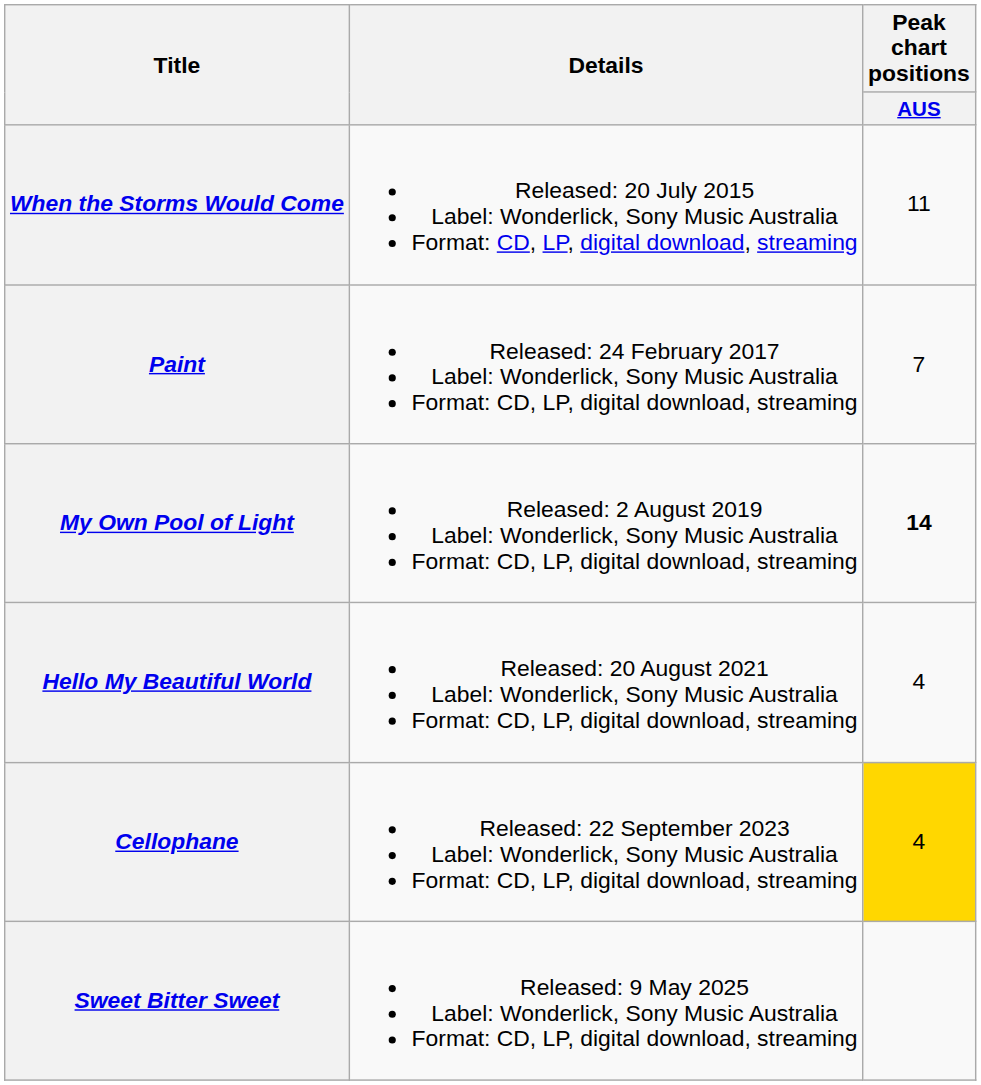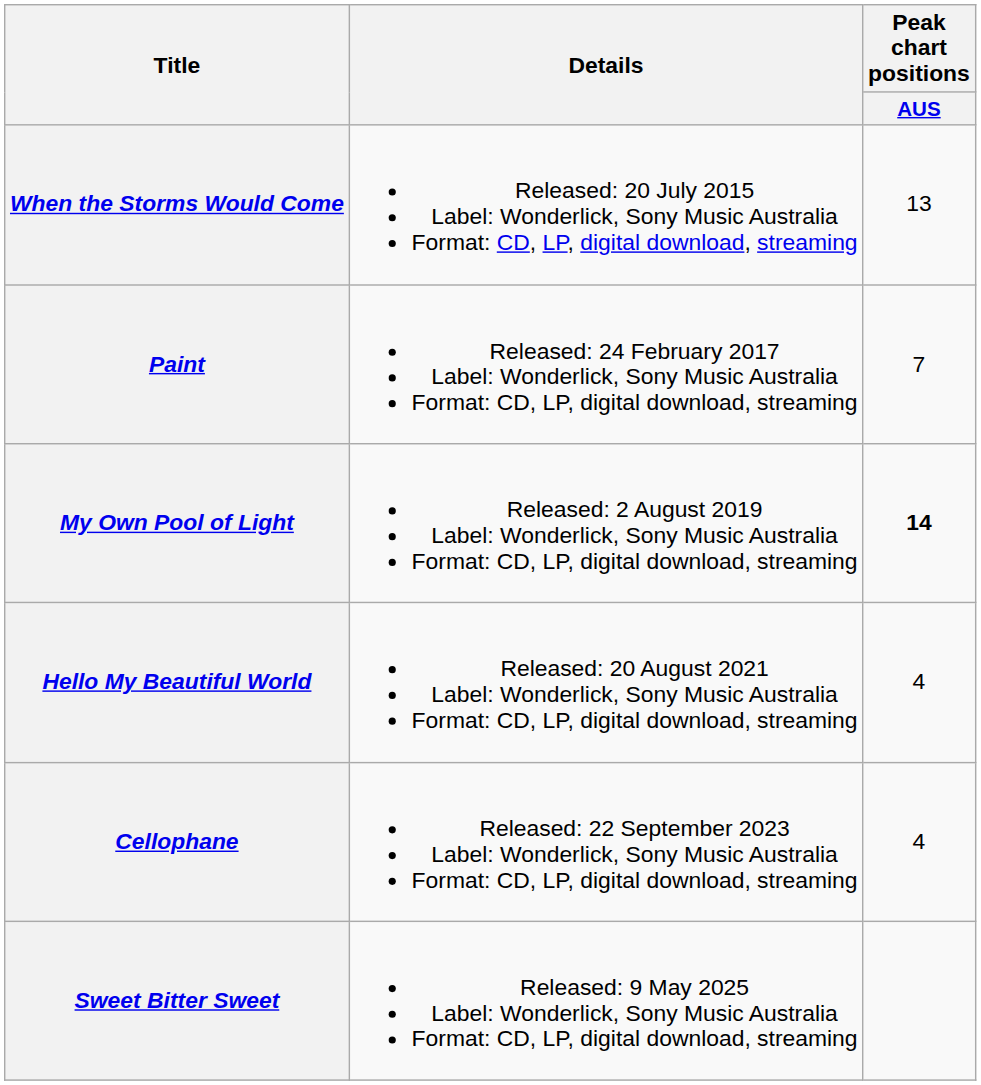(919, 204) 11 -> (919, 204) 13
(919, 841) gold background -> (919, 841) no background
